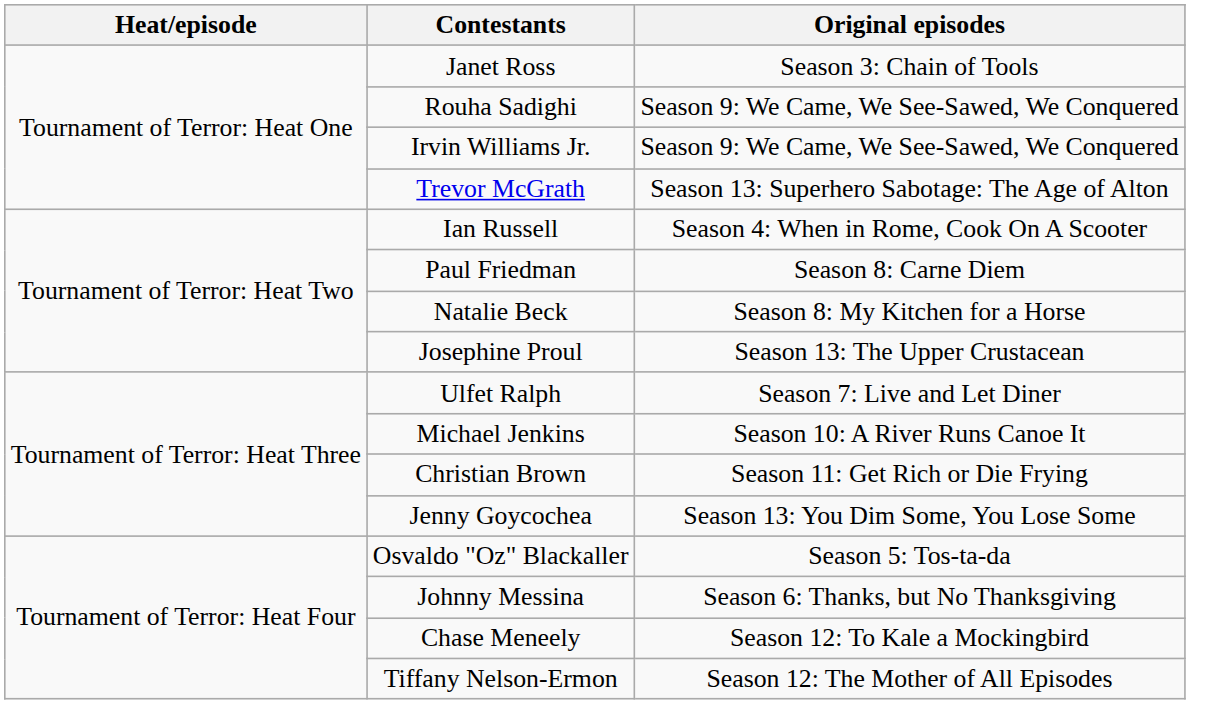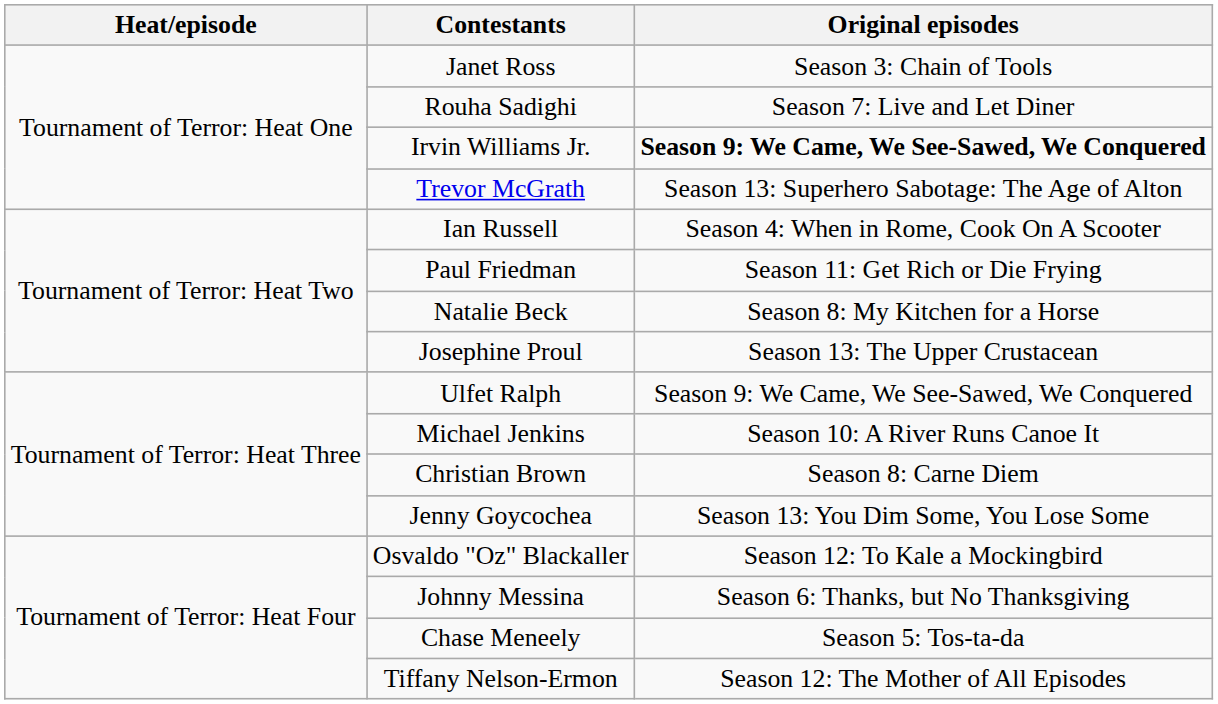(909, 106) Season 9: We Came, We See-Sawed, We Conquered -> (923, 106) Season 7: Live and Let Diner
(909, 147) normal -> (923, 147) bold
(909, 270) Season 8: Carne Diem -> (923, 270) Season 11: Get Rich or Die Frying
(909, 392) Season 7: Live and Let Diner -> (923, 392) Season 9: We Came, We See-Sawed, We Conquered
(909, 474) Season 11: Get Rich or Die Frying -> (923, 474) Season 8: Carne Diem
(909, 556) Season 5: Tos-ta-da -> (923, 556) Season 12: To Kale a Mockingbird
(909, 637) Season 12: To Kale a Mockingbird -> (923, 637) Season 5: Tos-ta-da
